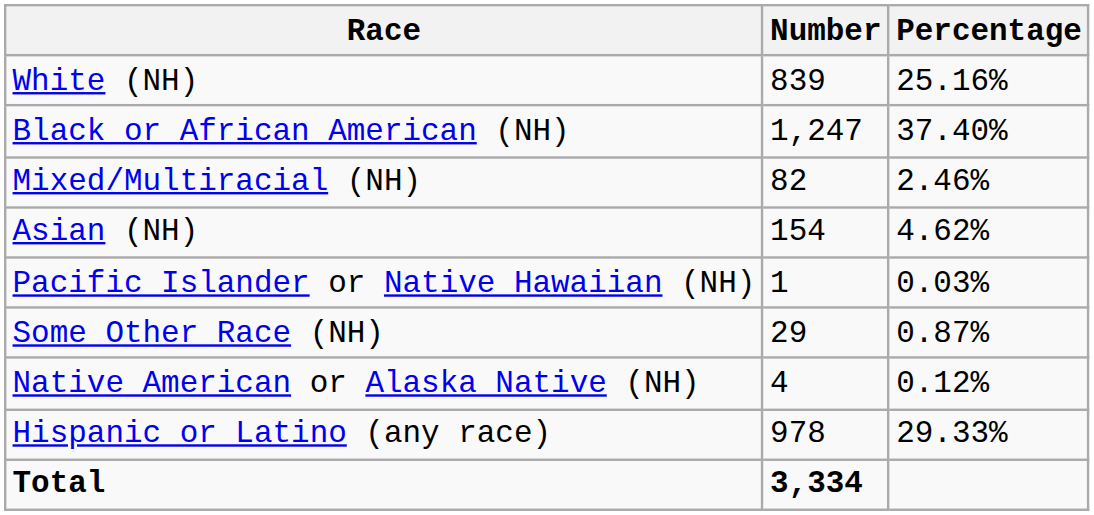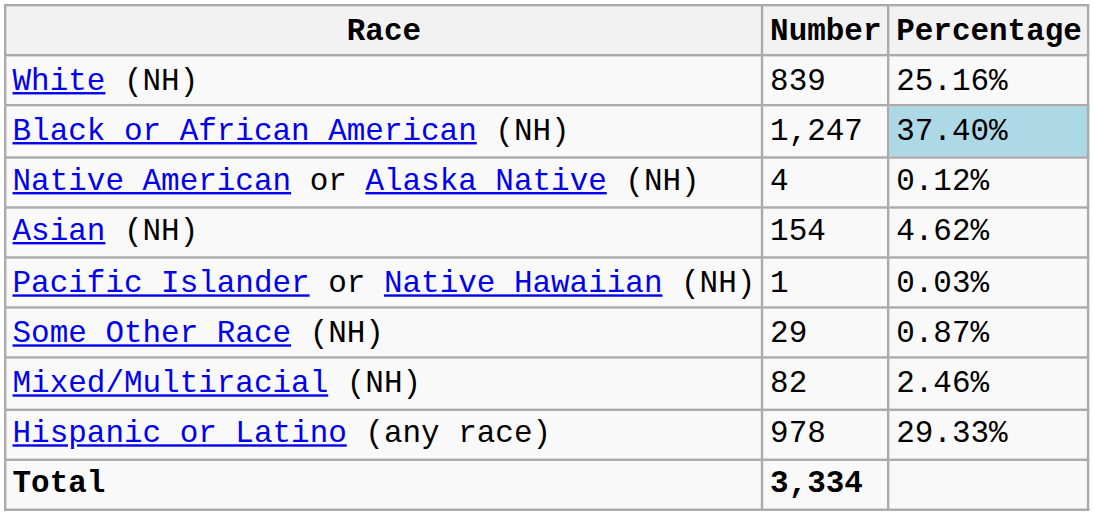(952, 131) no background -> (952, 131) lightblue background
rows swapped: (356, 383) <-> (217, 182)
